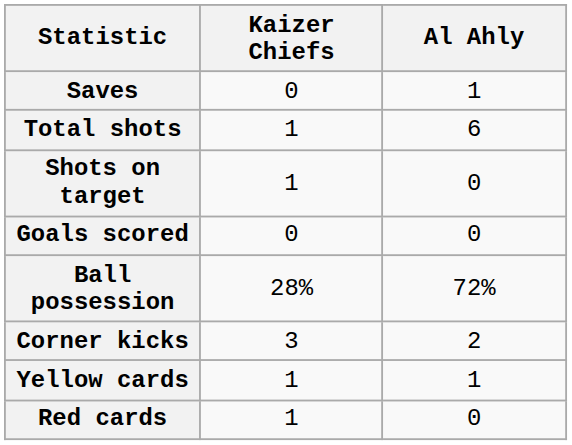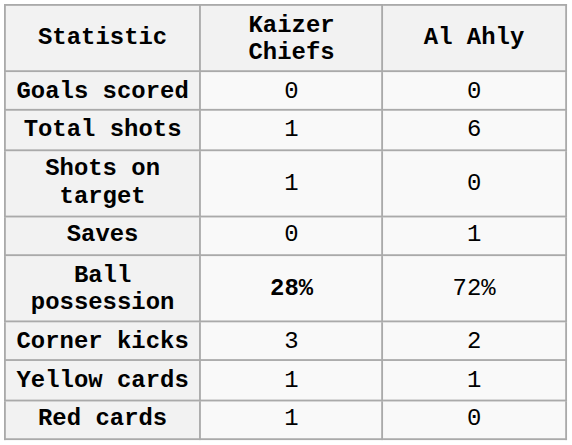rows swapped: (103, 236) <-> (103, 91)
(292, 288) normal -> (292, 288) bold
